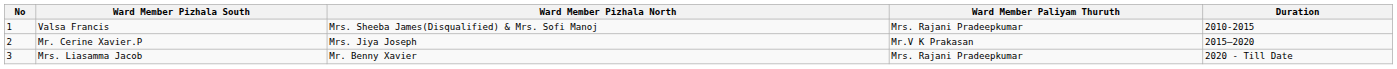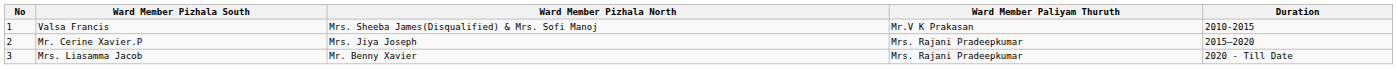(957, 27) Mrs. Rajani Pradeepkumar -> (932, 27) Mr.V K Prakasan
(932, 41) Mr.V K Prakasan -> (957, 41) Mrs. Rajani Pradeepkumar
